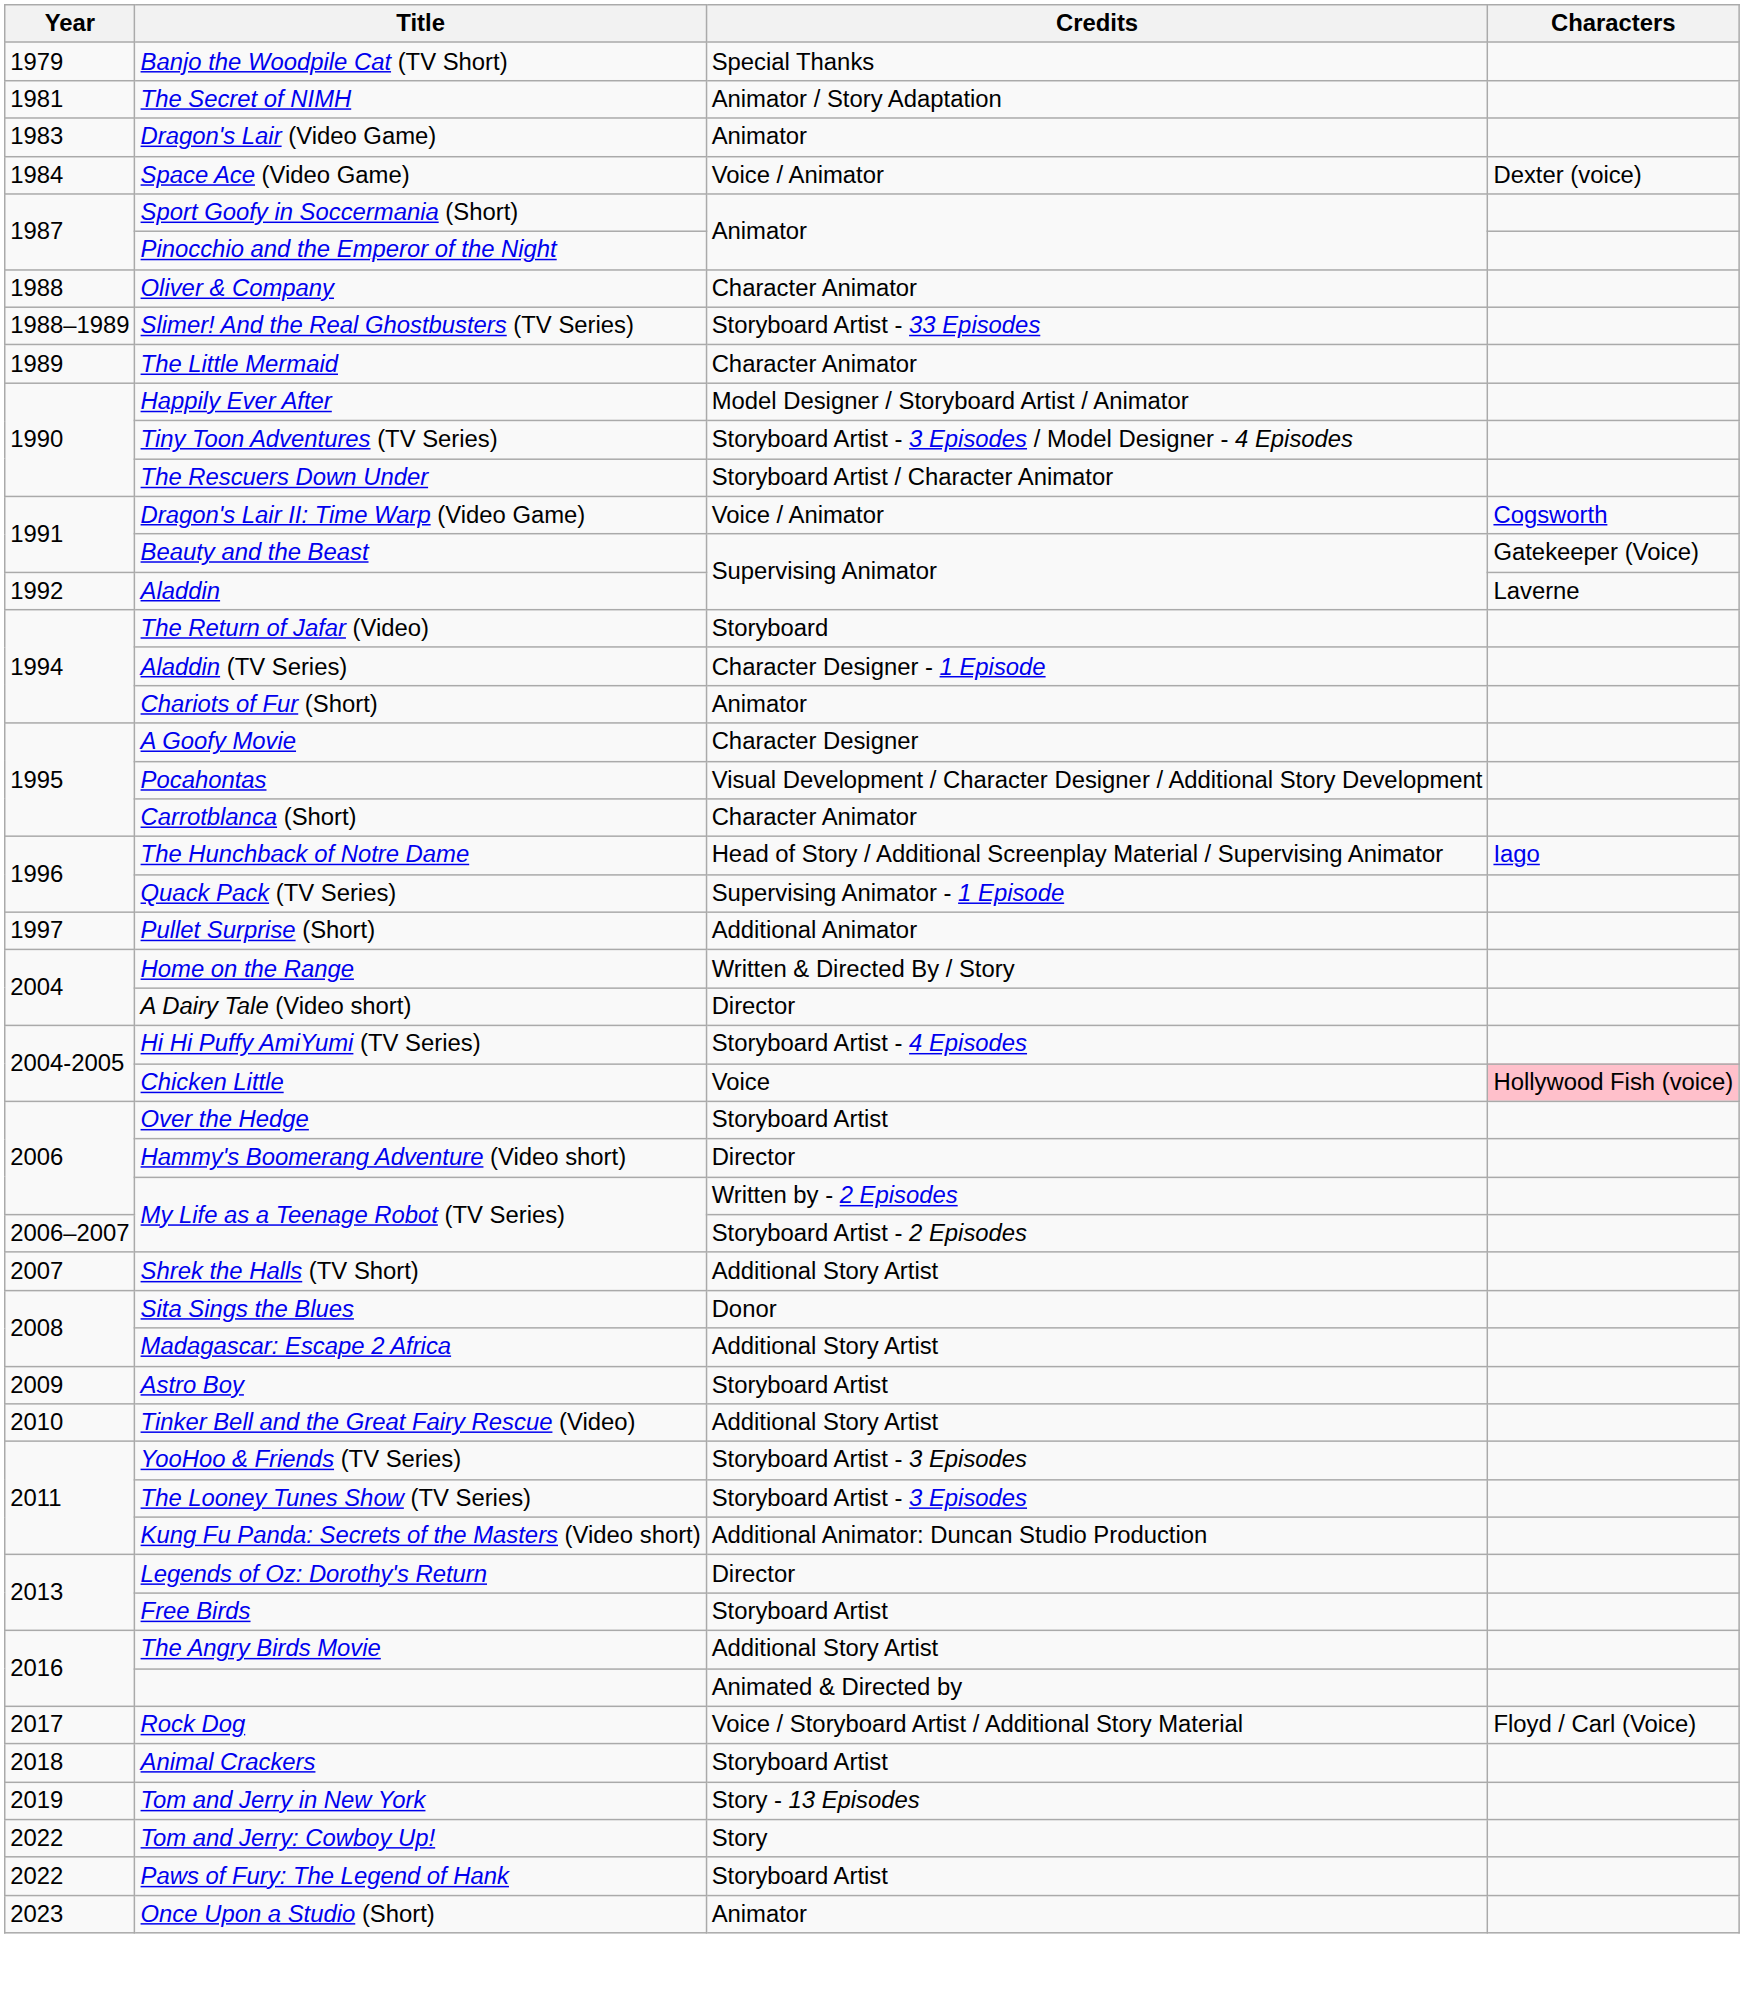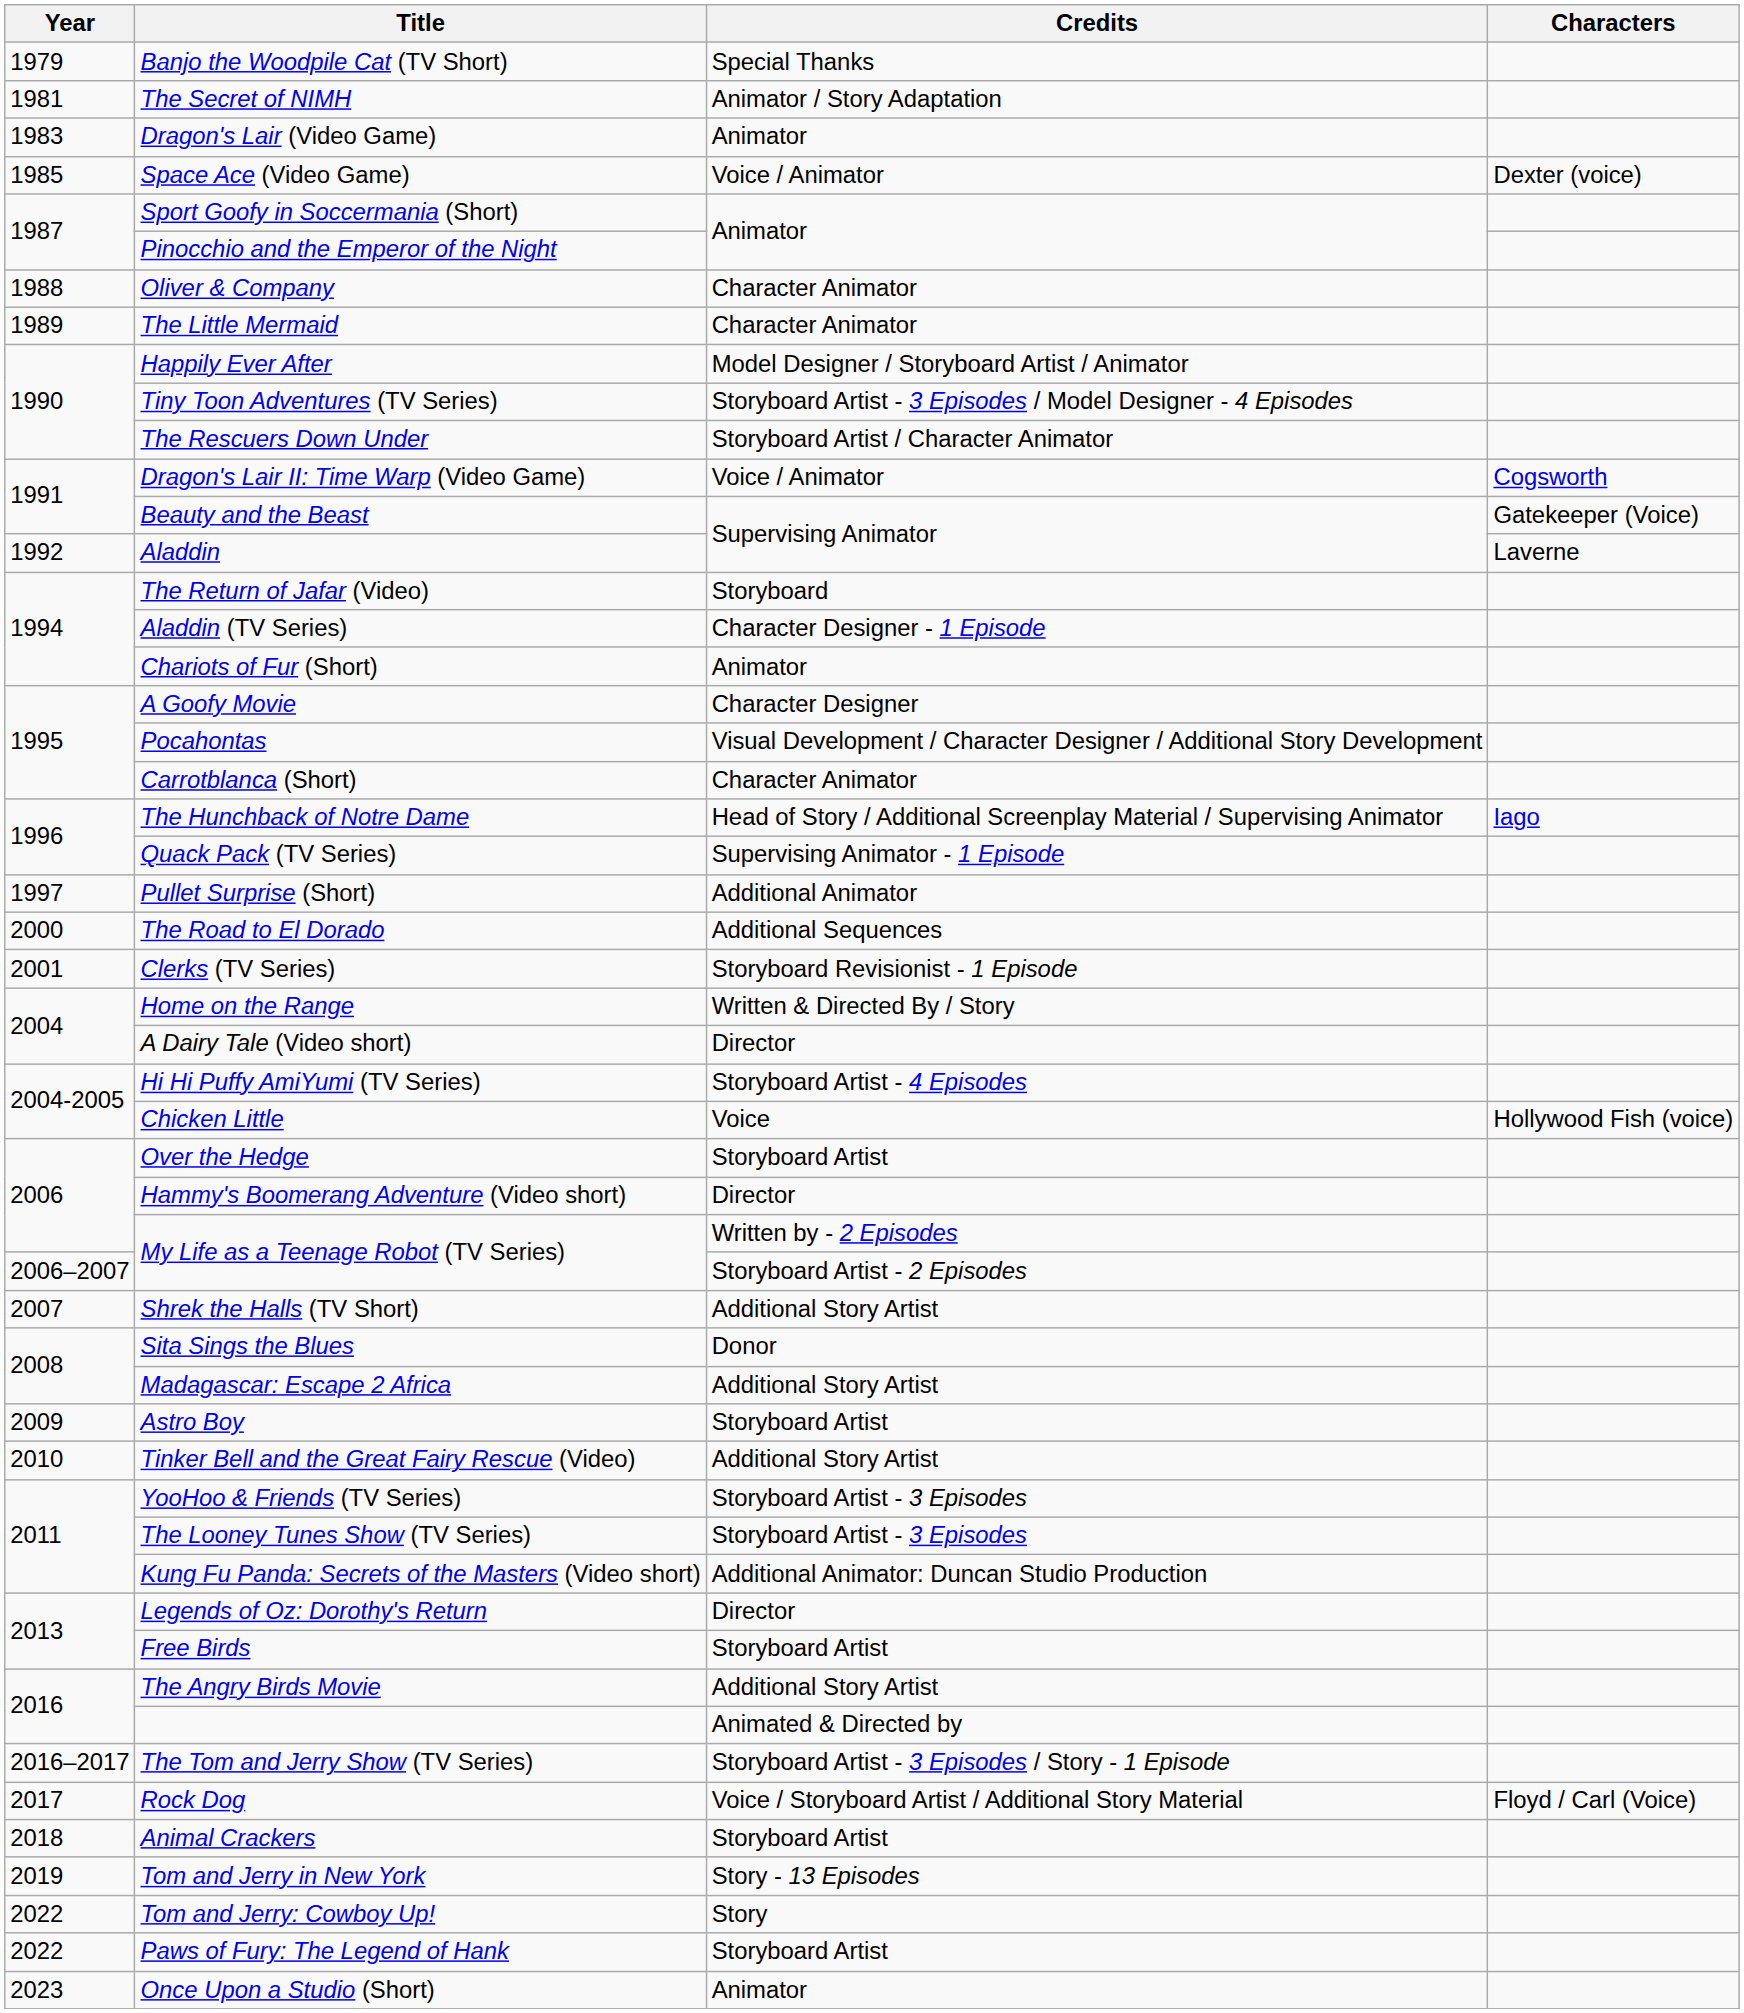(37, 174) 1984 -> (37, 174) 1985
- row: (387, 325)
+ row: (262, 930)
+ row: (238, 968)
(1613, 1082) pink background -> (1613, 1119) no background
+ row: (337, 1762)
